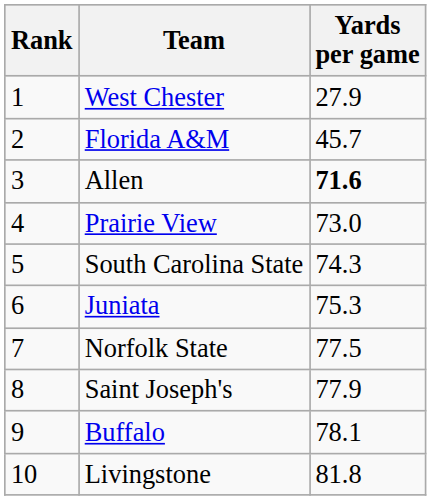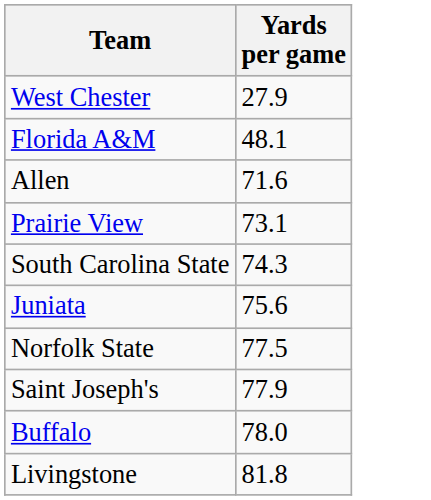- column: (42, 40)
(339, 138) 45.7 -> (265, 138) 48.1
(339, 180) bold -> (265, 180) normal
(339, 222) 73.0 -> (265, 222) 73.1
(339, 306) 75.3 -> (265, 306) 75.6
(339, 431) 78.1 -> (265, 431) 78.0
